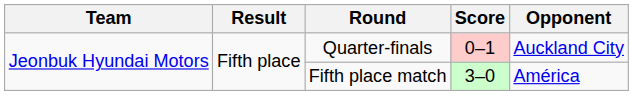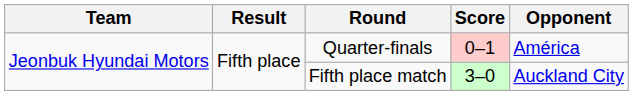(569, 47) Auckland City -> (547, 47) América
(547, 76) América -> (569, 76) Auckland City
